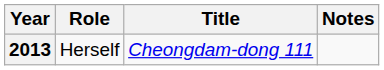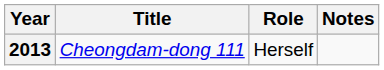columns swapped: (221, 19) <-> (90, 19)
